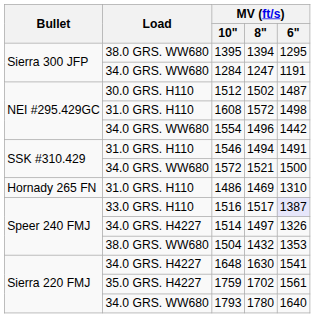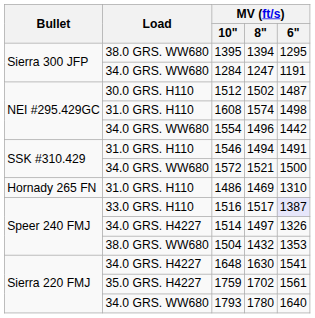(261, 110) 1572 -> (261, 110) 1574
